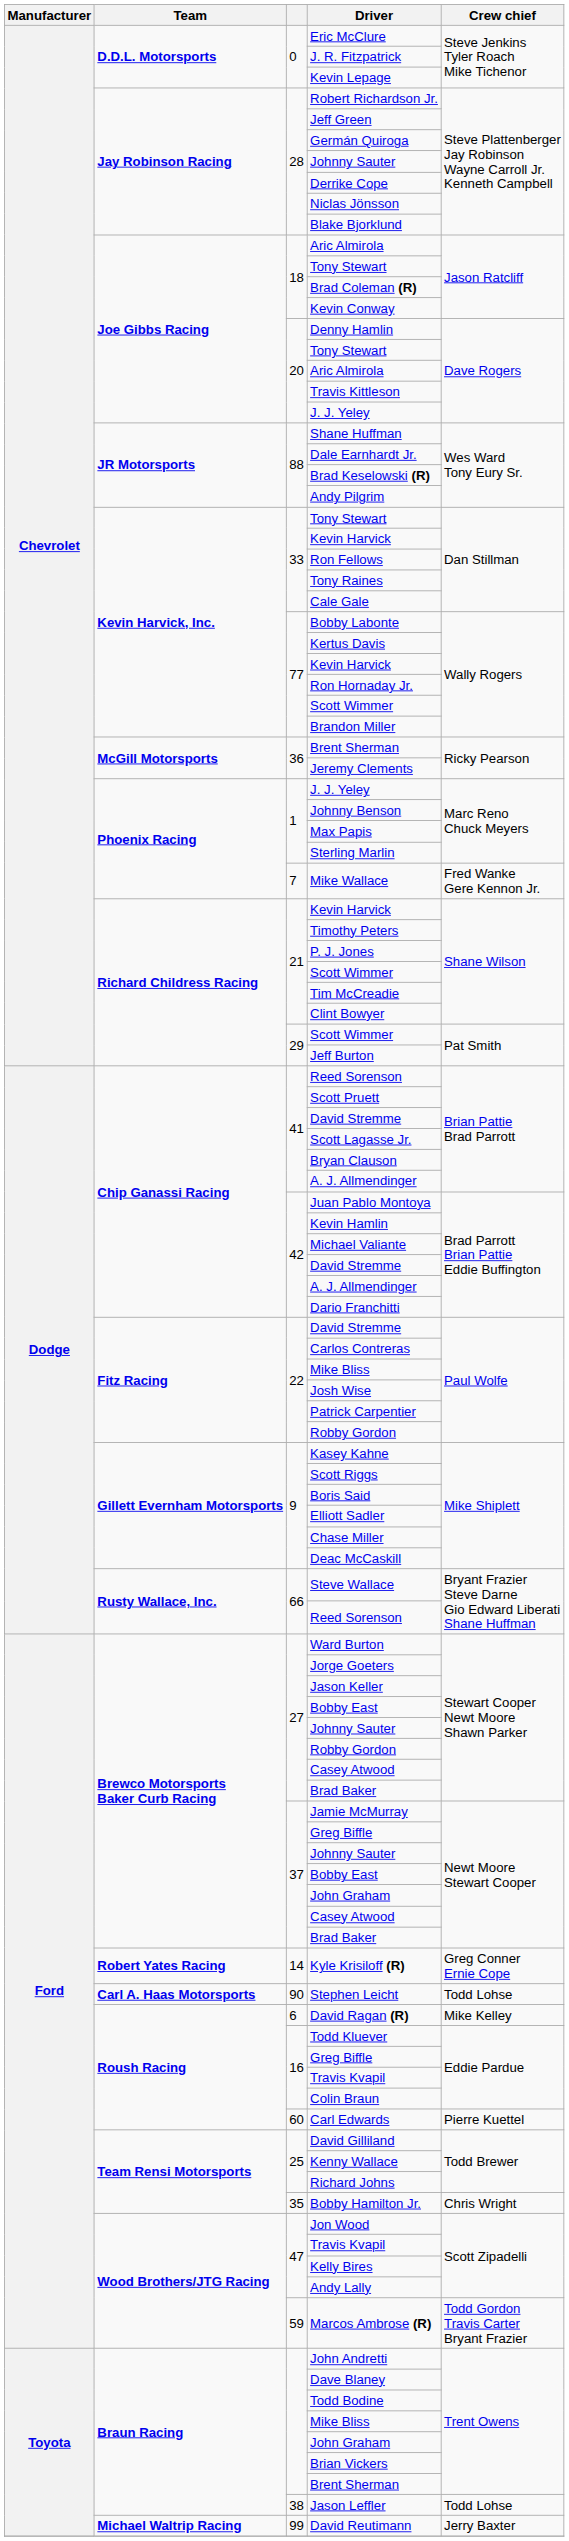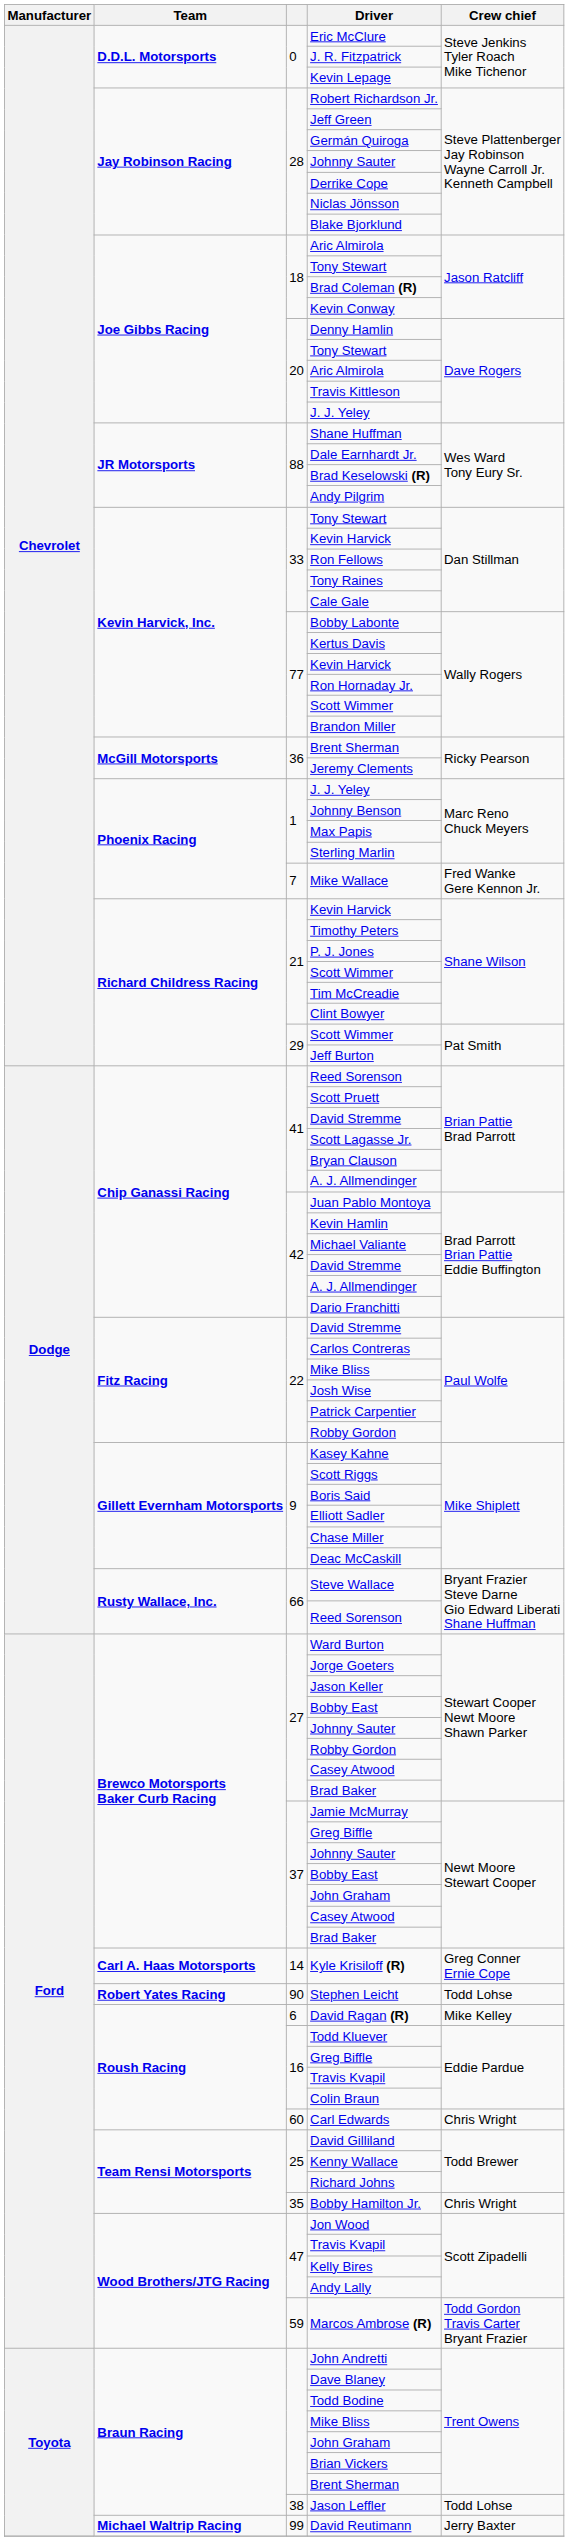(161, 1966) Robert Yates Racing -> (176, 1966) Carl A. Haas Motorsports
(176, 1994) Carl A. Haas Motorsports -> (161, 1994) Robert Yates Racing
(484, 2120) Pierre Kuettel -> (480, 2120) Chris Wright
